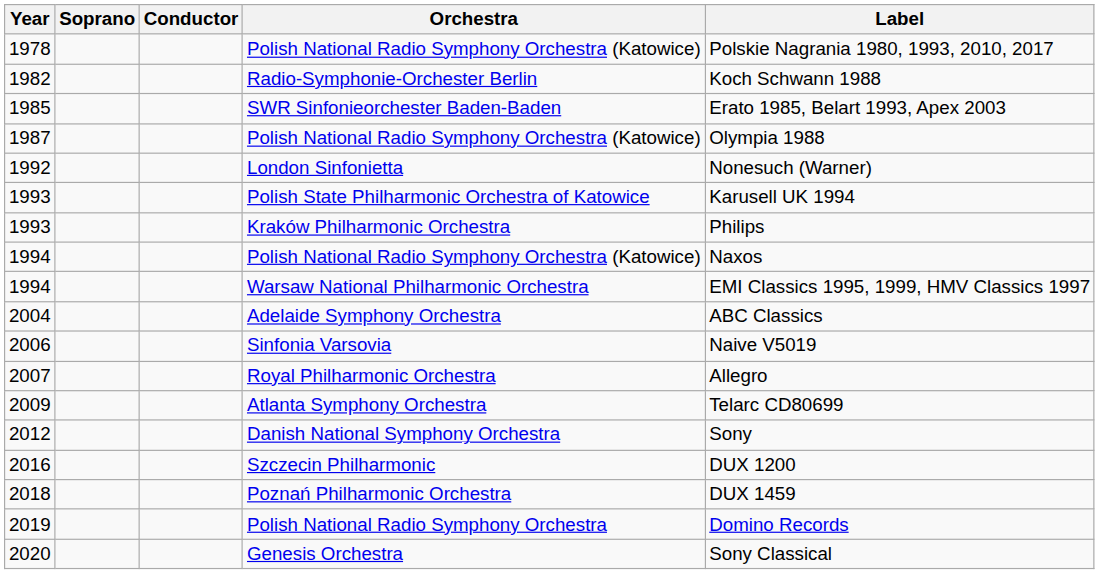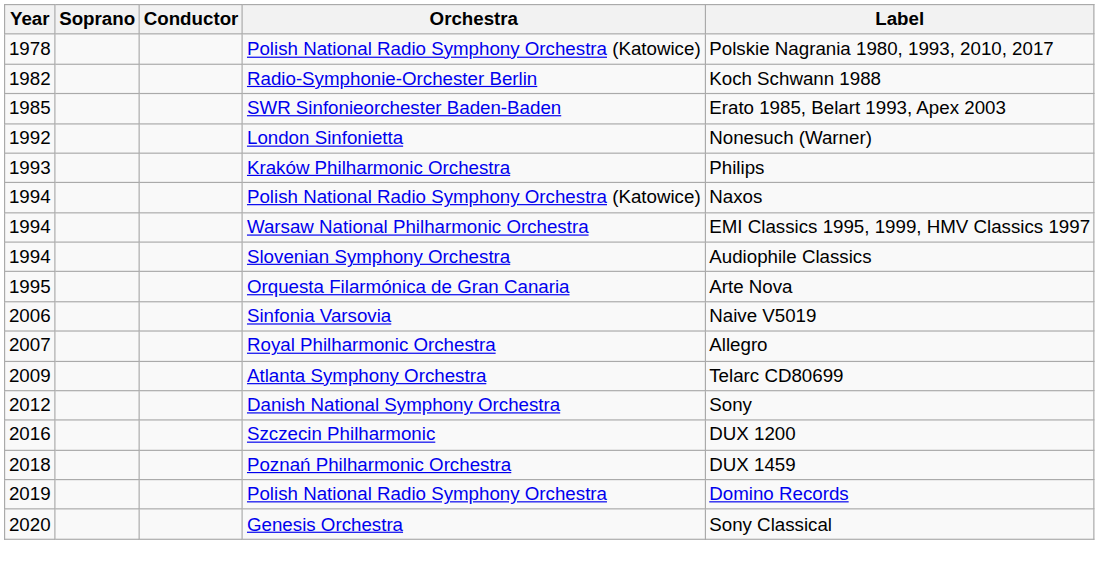- row: (30, 138)
- row: (30, 197)
+ row: (30, 256)
+ row: (30, 286)
- row: (30, 316)
